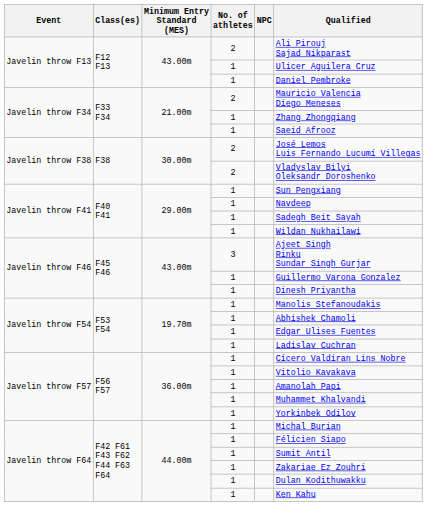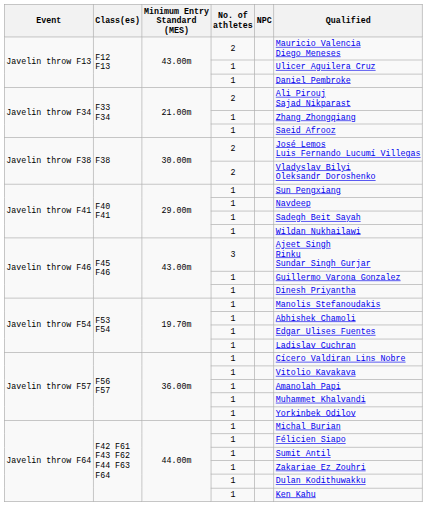(313, 49) Ali Pirouj Sajad Nikparast -> (318, 49) Mauricio Valencia Diego Meneses
(318, 99) Mauricio Valencia Diego Meneses -> (313, 99) Ali Pirouj Sajad Nikparast
